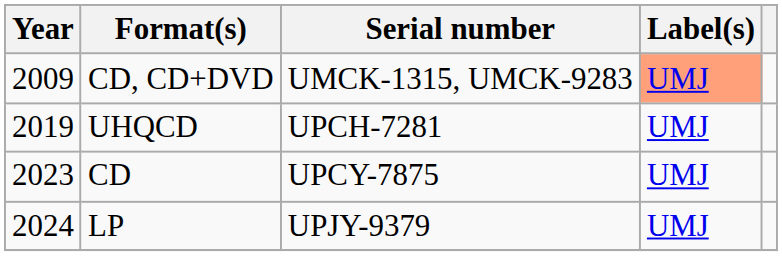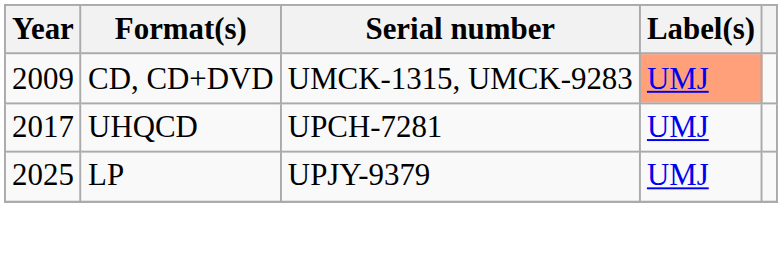(43, 126) 2019 -> (43, 126) 2017
- row: (110, 175)
(43, 224) 2024 -> (43, 175) 2025
